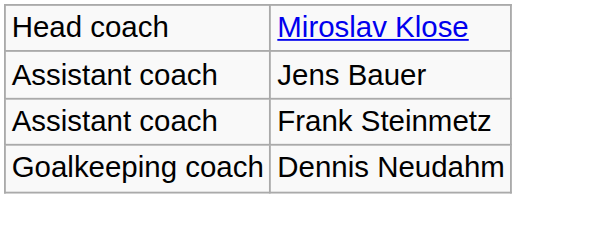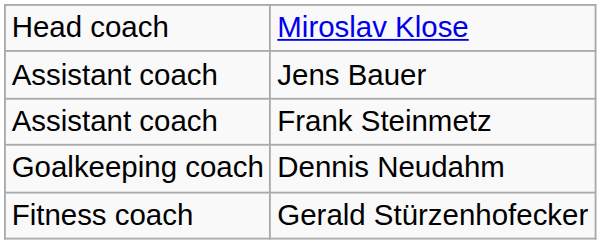+ row: (433, 214)
